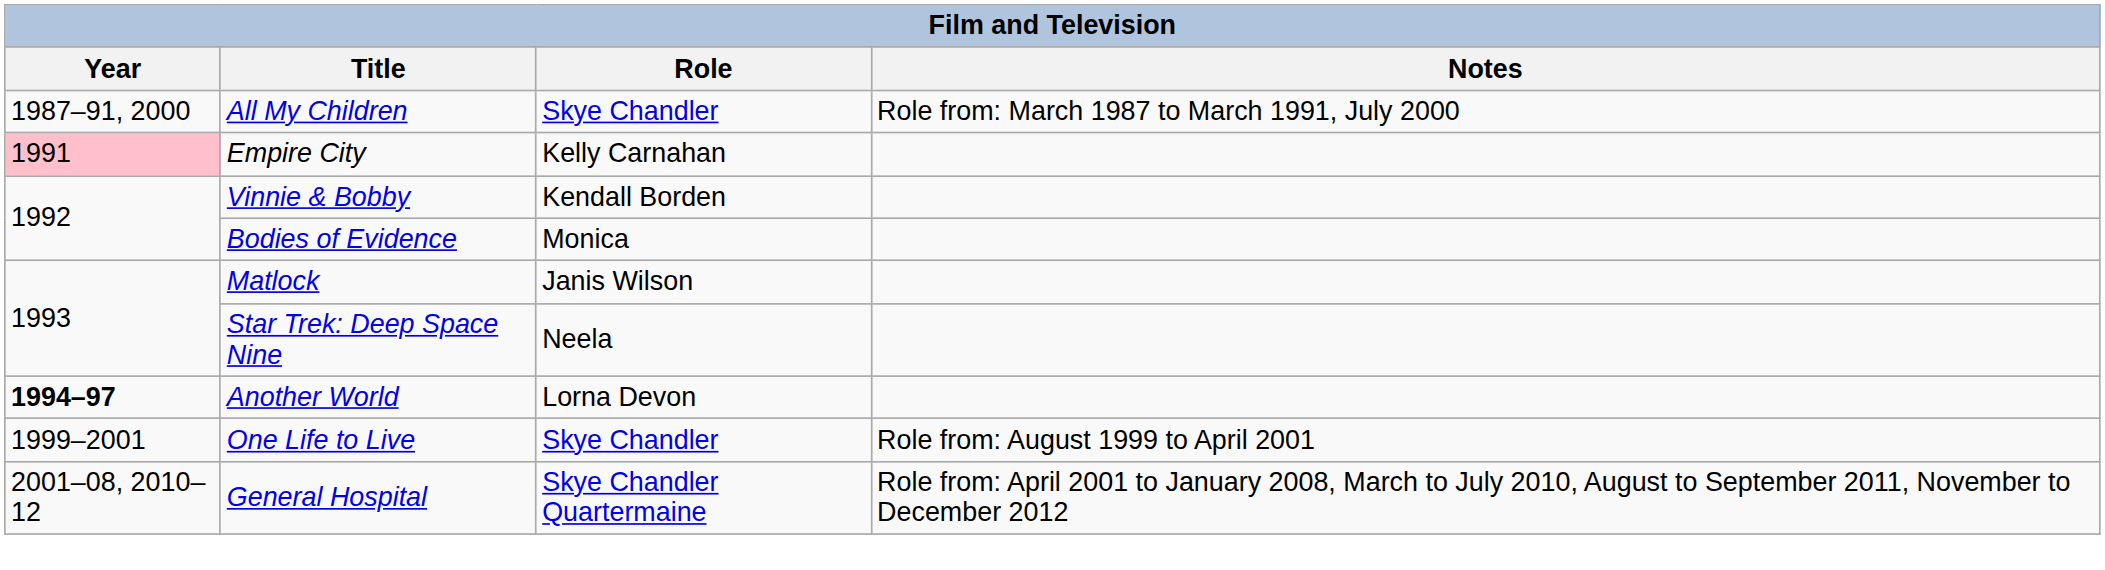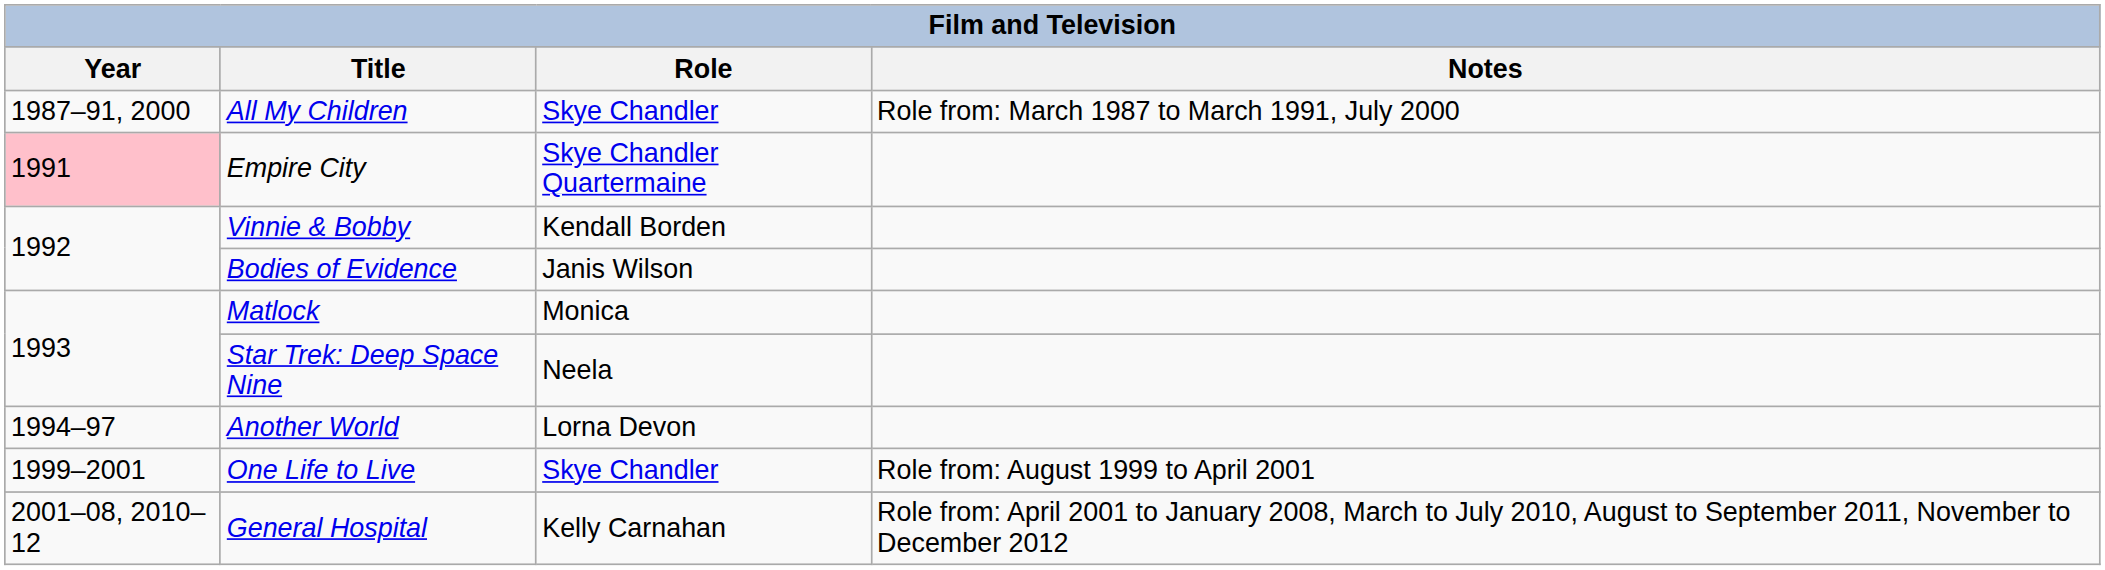(634, 153) Kelly Carnahan -> (630, 168) Skye Chandler Quartermaine
(586, 238) Monica -> (618, 269) Janis Wilson
(618, 281) Janis Wilson -> (586, 311) Monica
(63, 397) bold -> (63, 427) normal
(630, 497) Skye Chandler Quartermaine -> (634, 527) Kelly Carnahan
